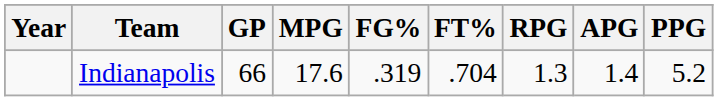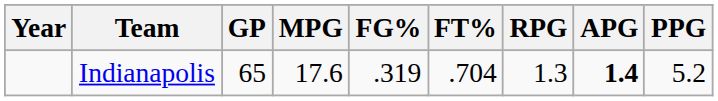(252, 72) 66 -> (252, 72) 65
(621, 72) normal -> (621, 72) bold
